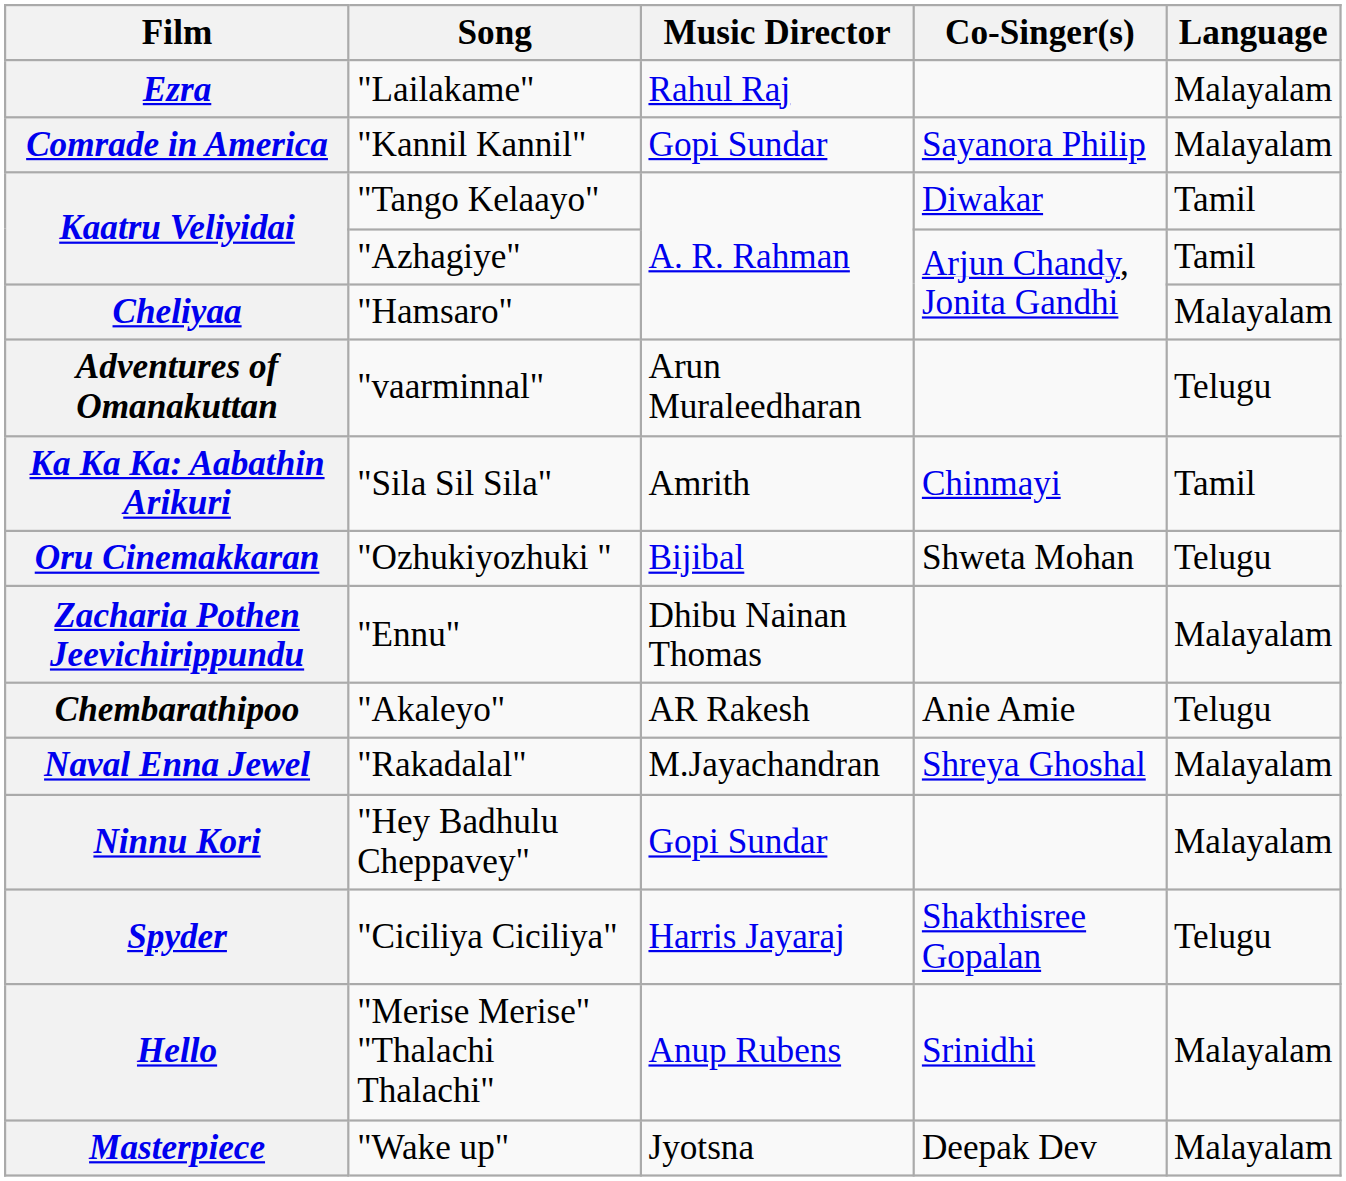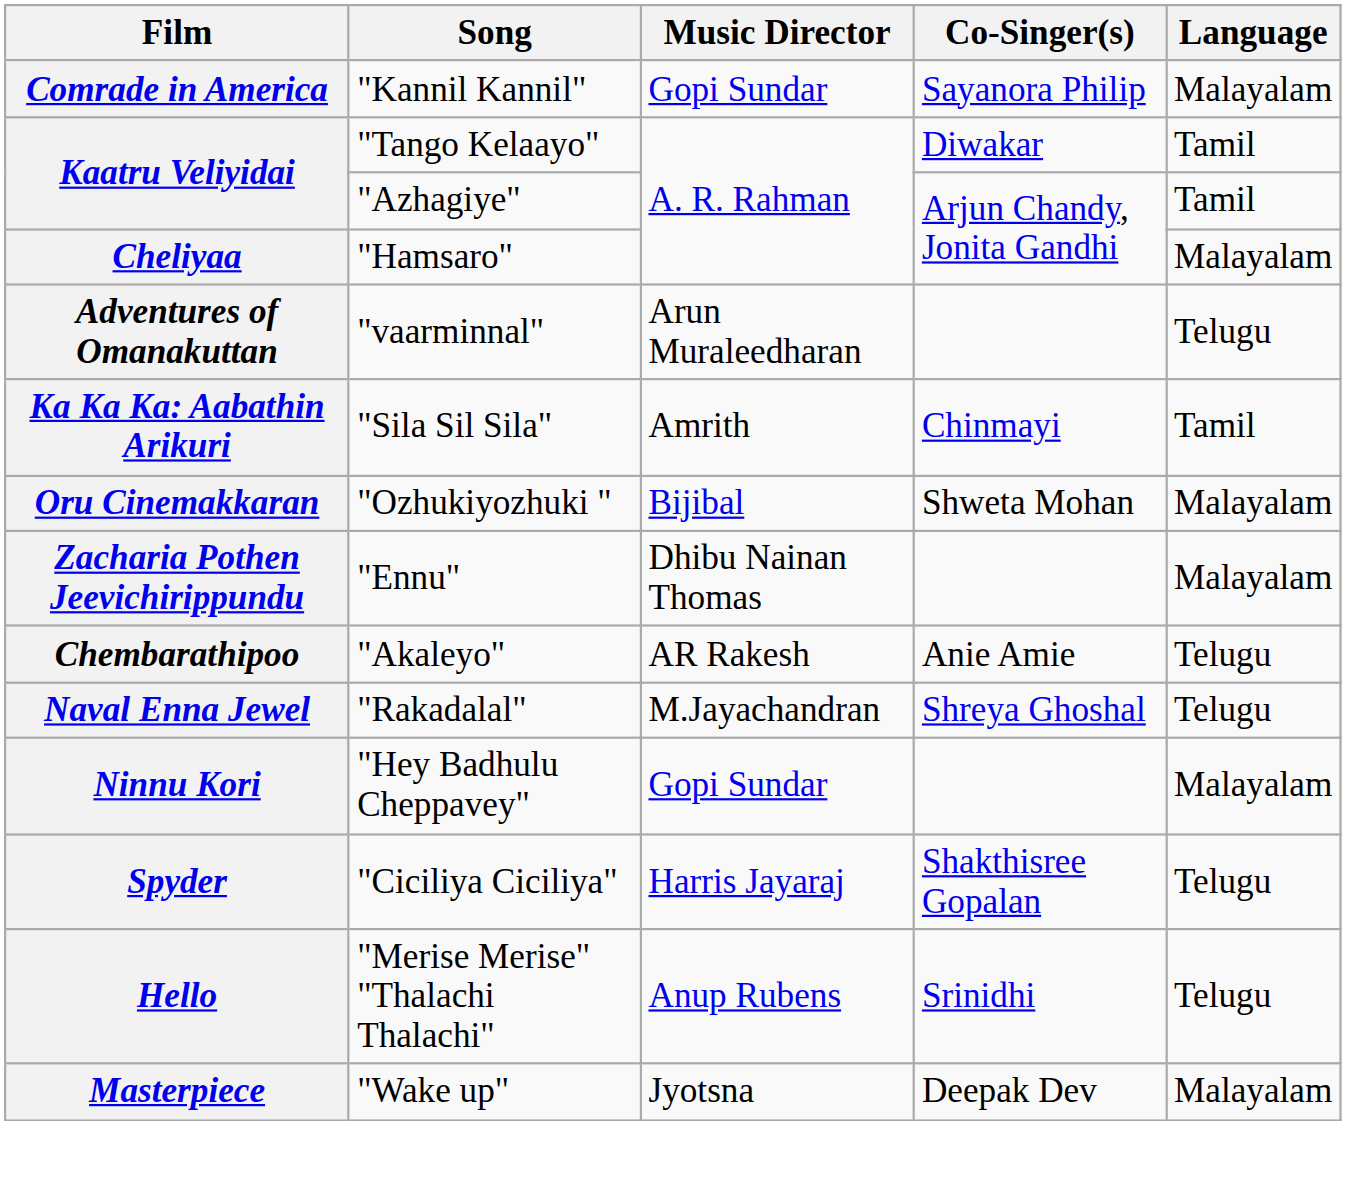- row: (177, 88)
(1223, 558) Telugu -> (1253, 502) Malayalam
(1253, 765) Malayalam -> (1223, 709) Telugu
(1253, 1051) Malayalam -> (1223, 995) Telugu
